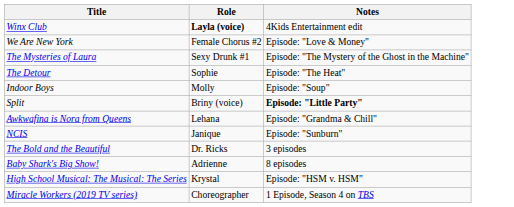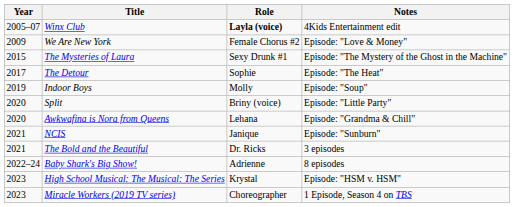+ column: (23, 12)
(314, 103) bold -> (348, 103) normal
